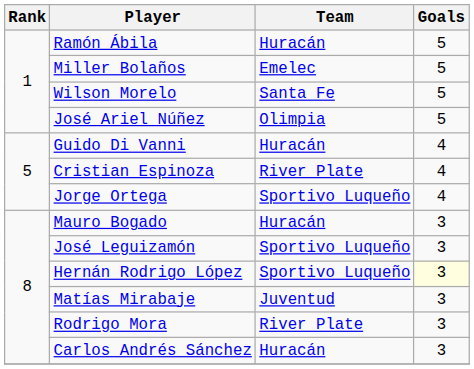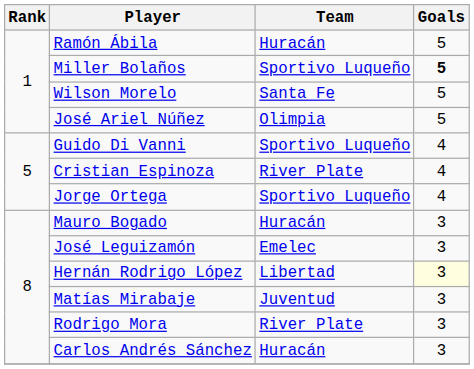(288, 69) Emelec -> (335, 69) Sportivo Luqueño
(441, 69) normal -> (441, 69) bold
(292, 146) Huracán -> (335, 146) Sportivo Luqueño
(335, 248) Sportivo Luqueño -> (288, 248) Emelec
(335, 274) Sportivo Luqueño -> (297, 274) Libertad
